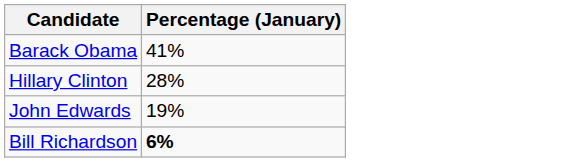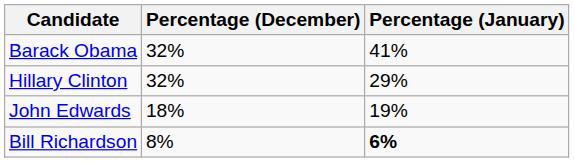+ column: (253, 19)
(165, 80) 28% -> (389, 80) 29%
